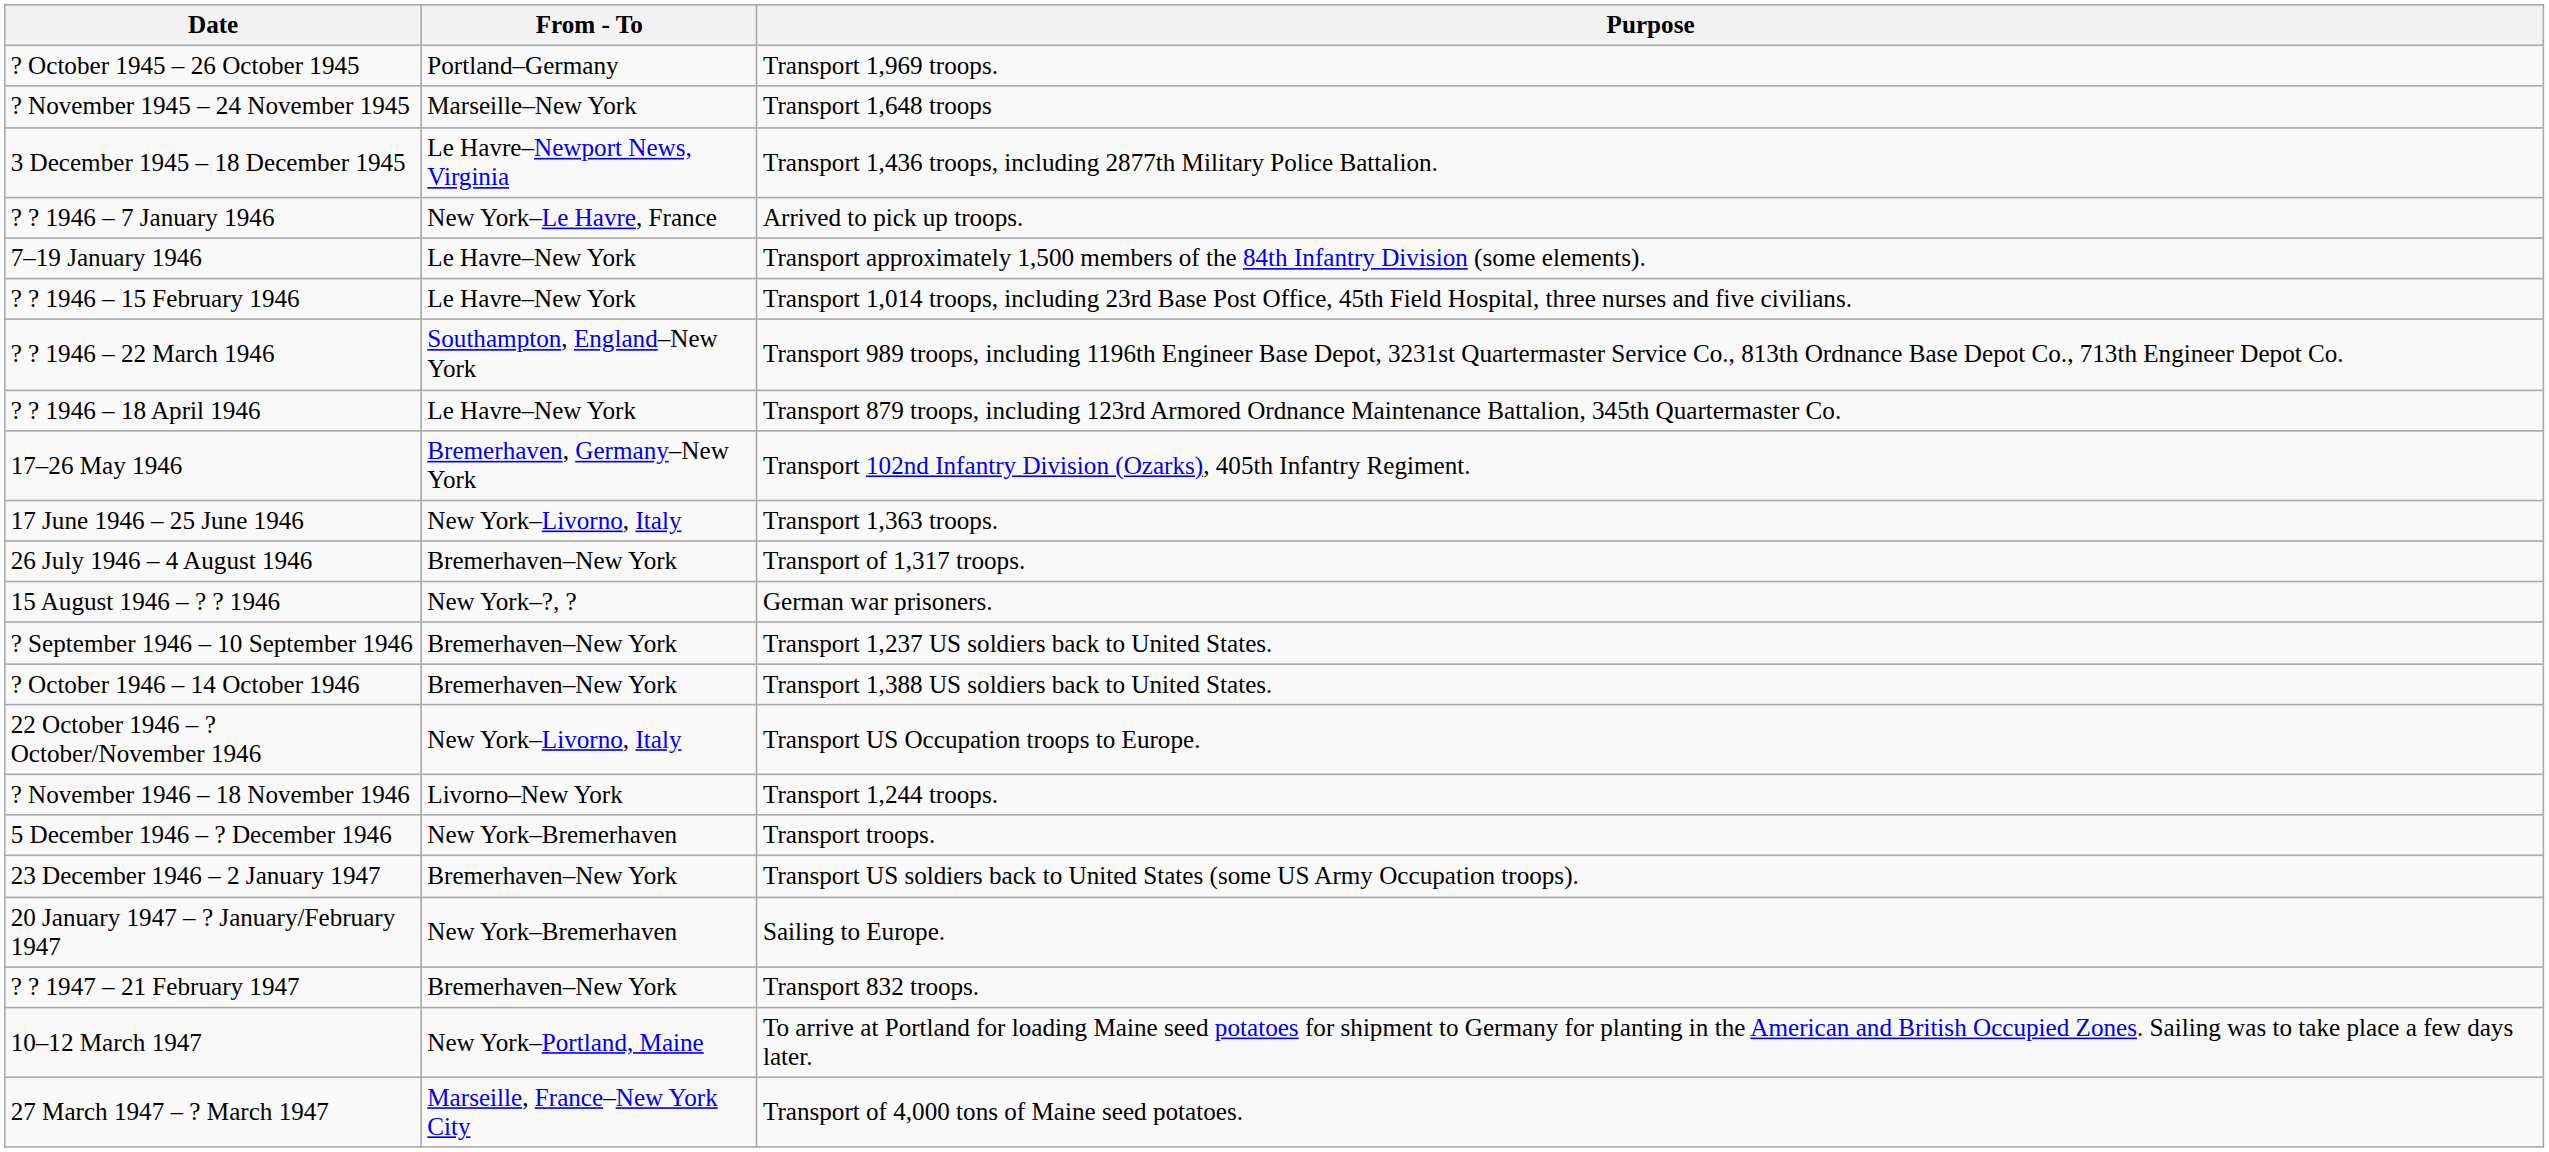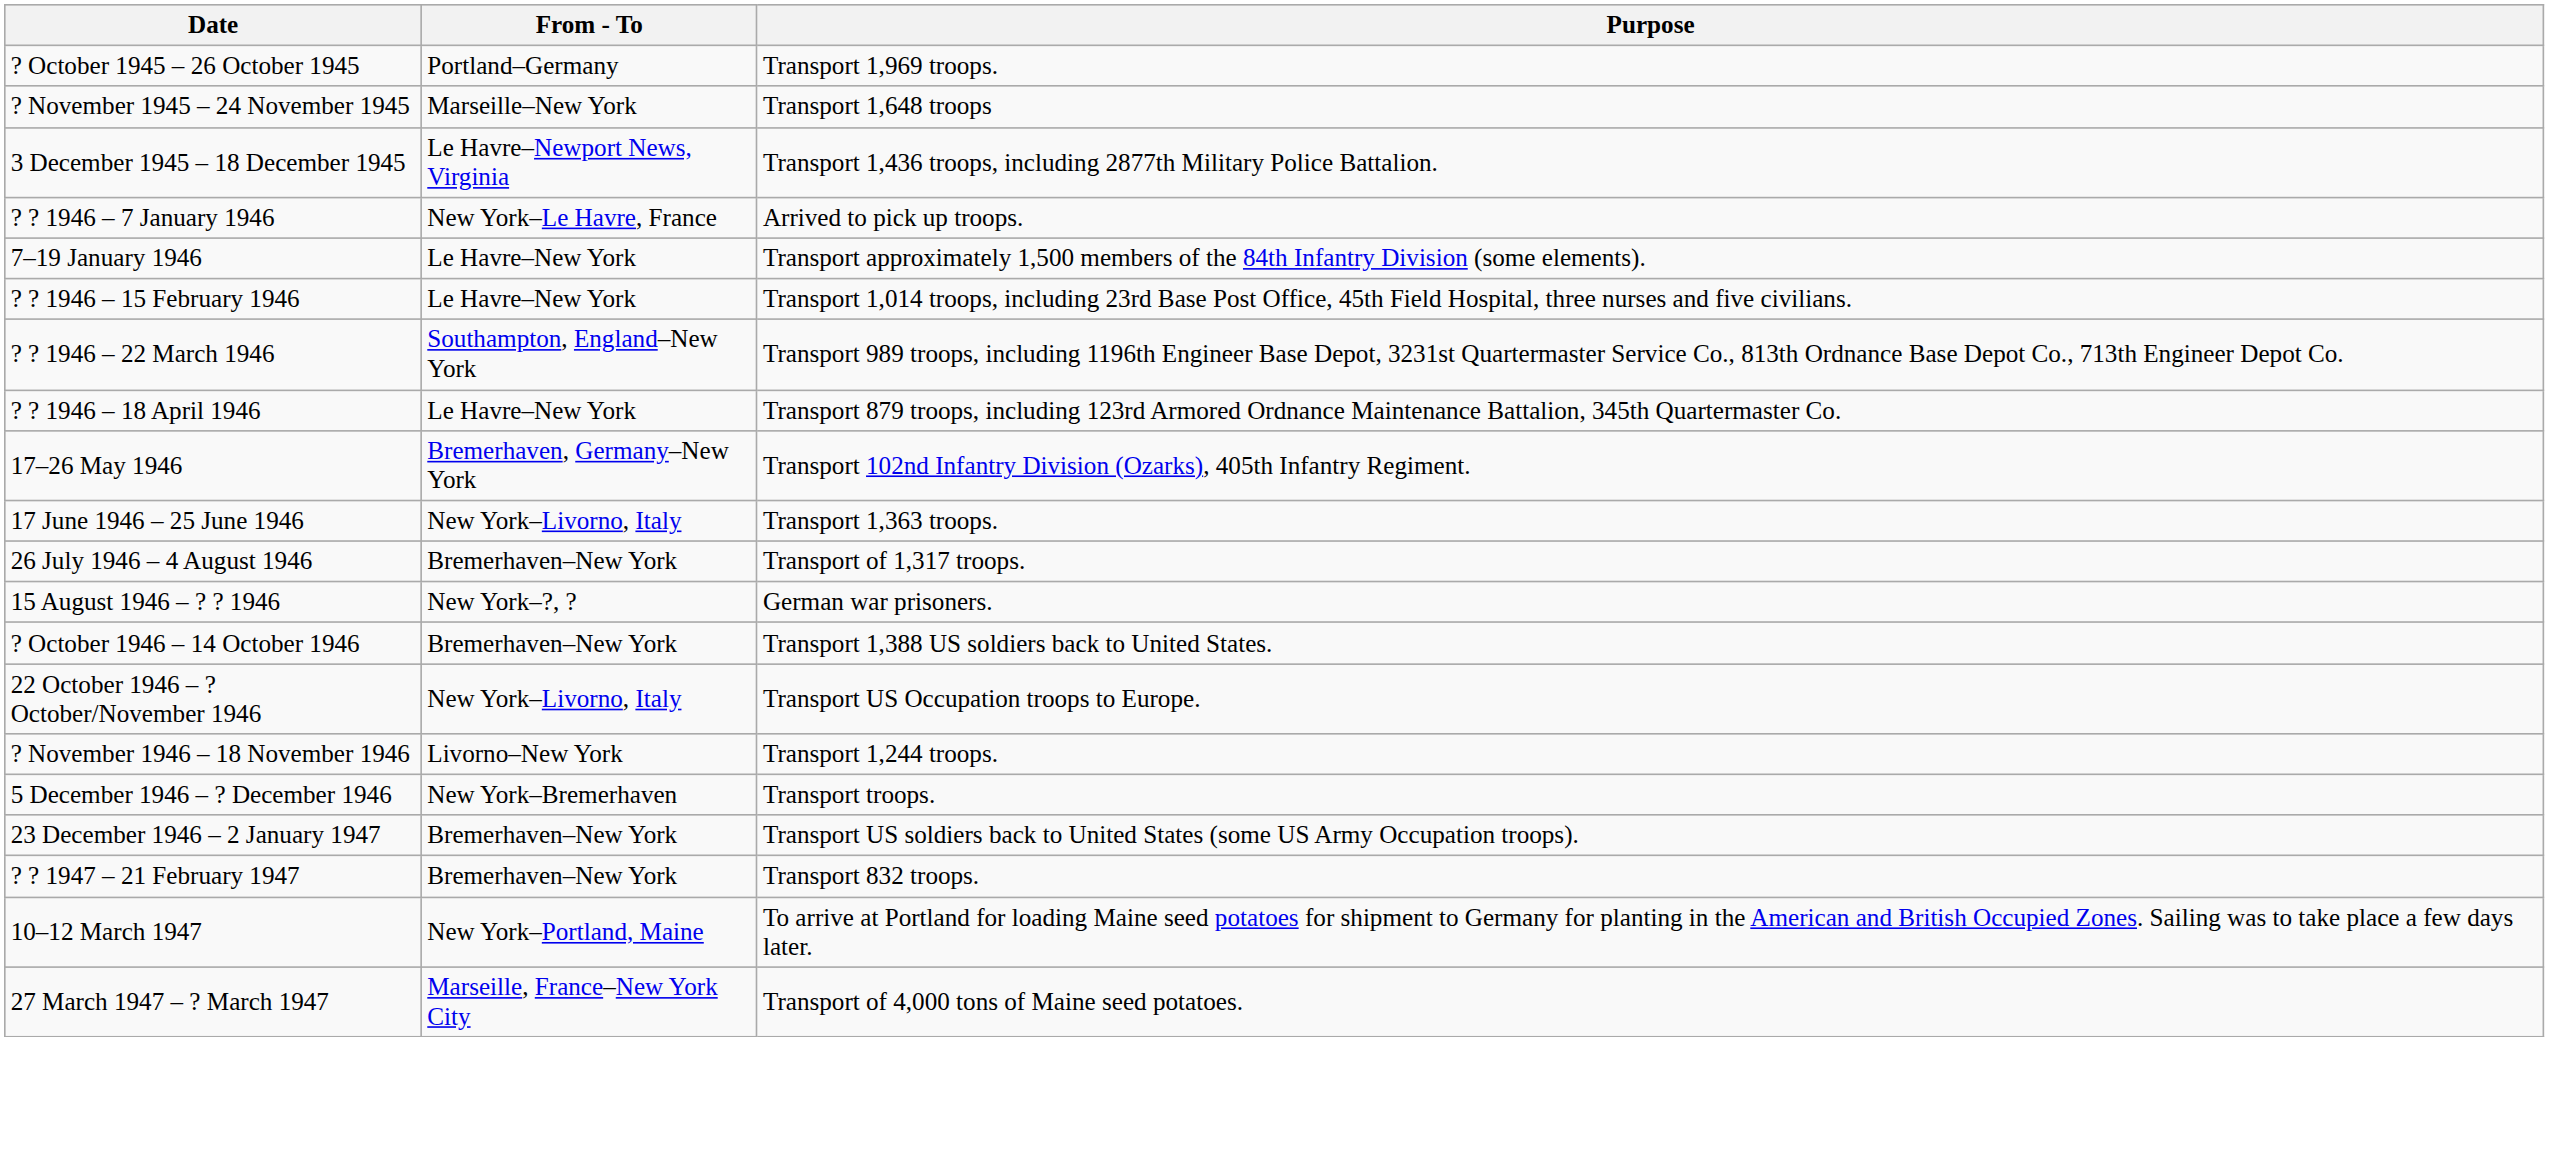- row: (212, 642)
- row: (203, 930)
